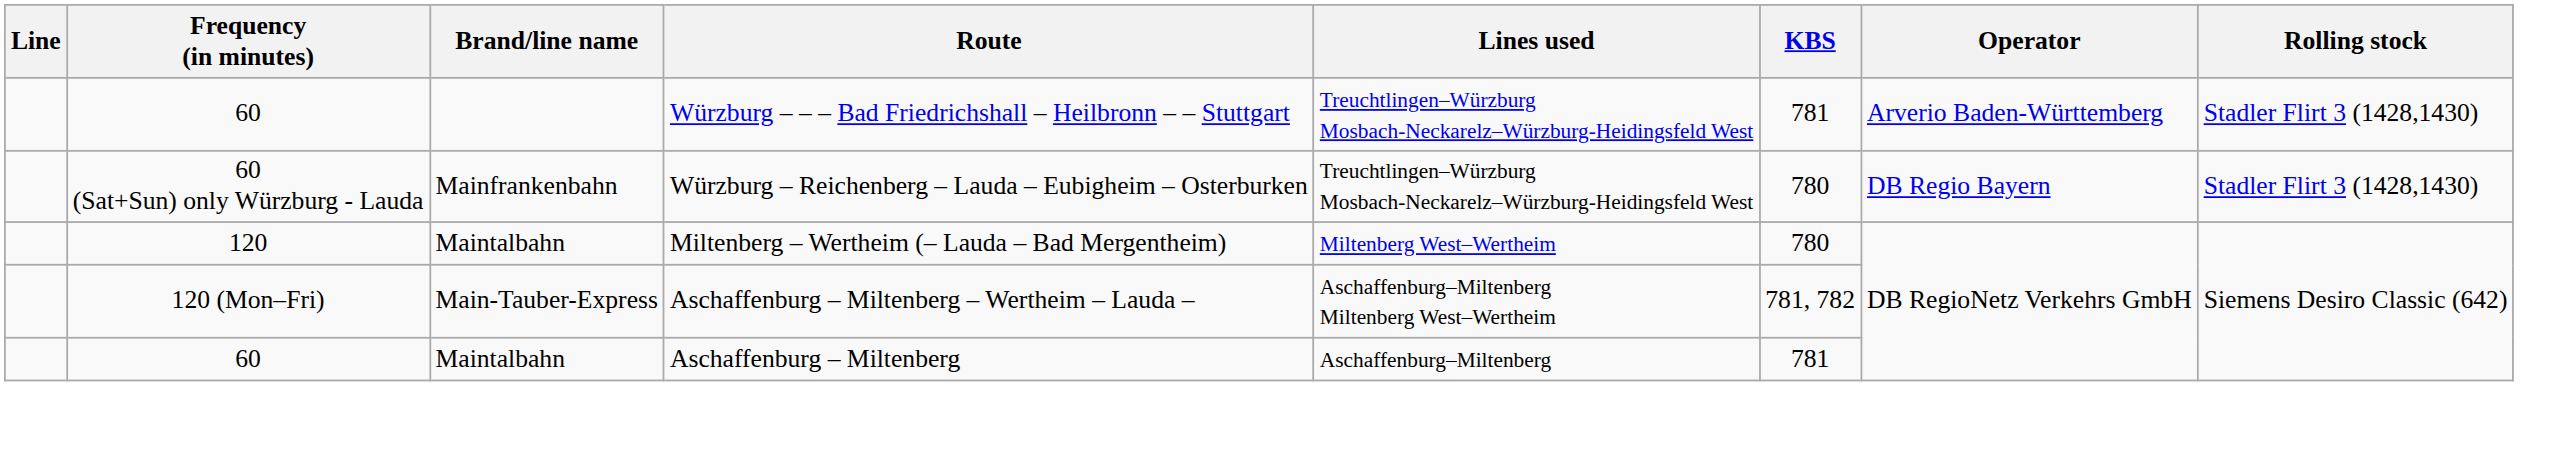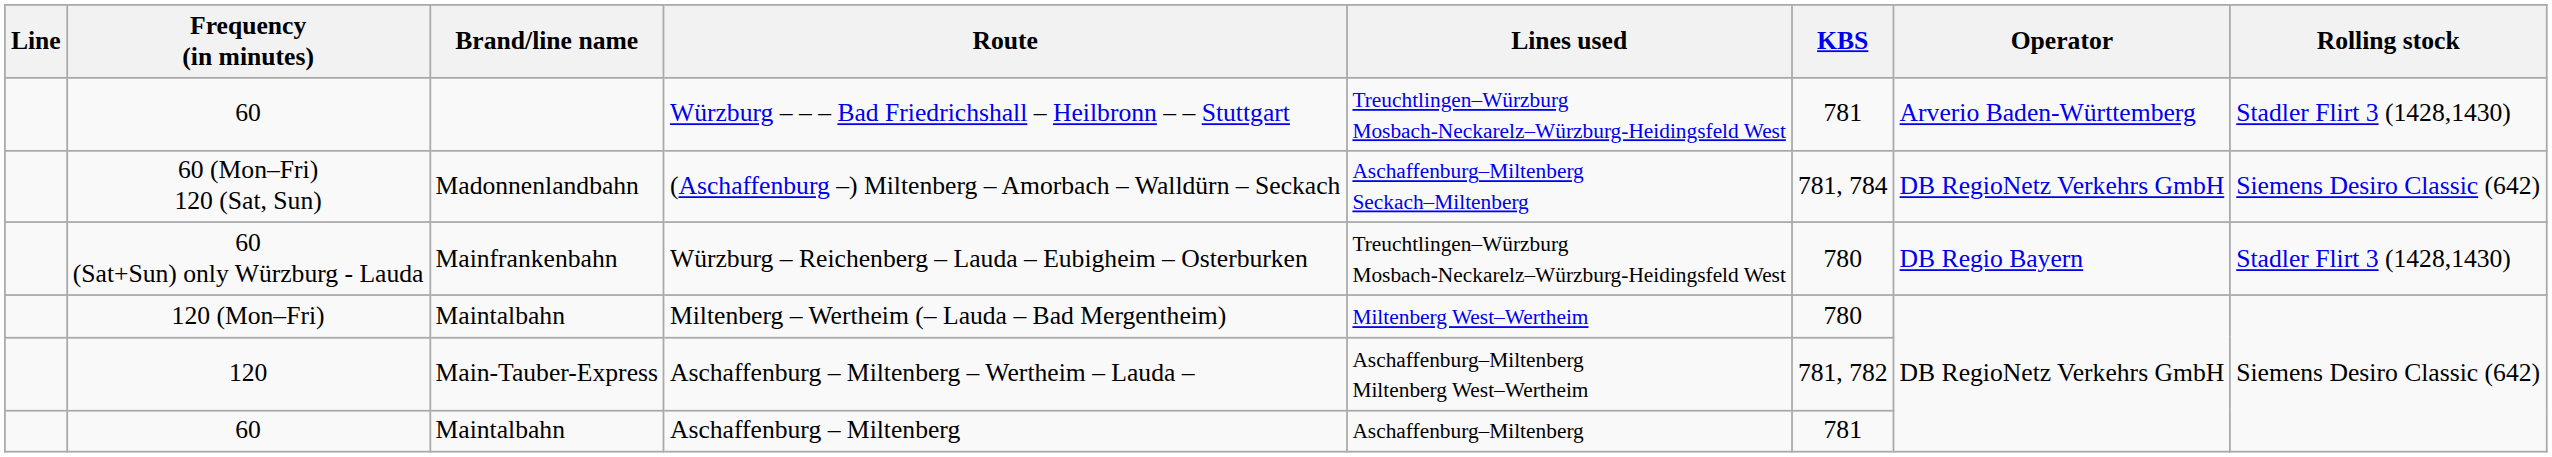+ row: (1005, 186)
(248, 243) 120 -> (248, 316) 120 (Mon–Fri)
(248, 301) 120 (Mon–Fri) -> (248, 373) 120
